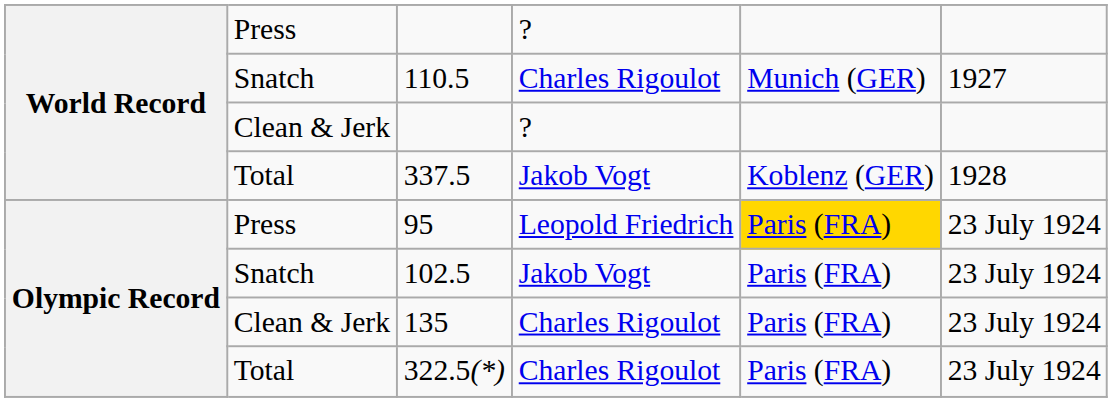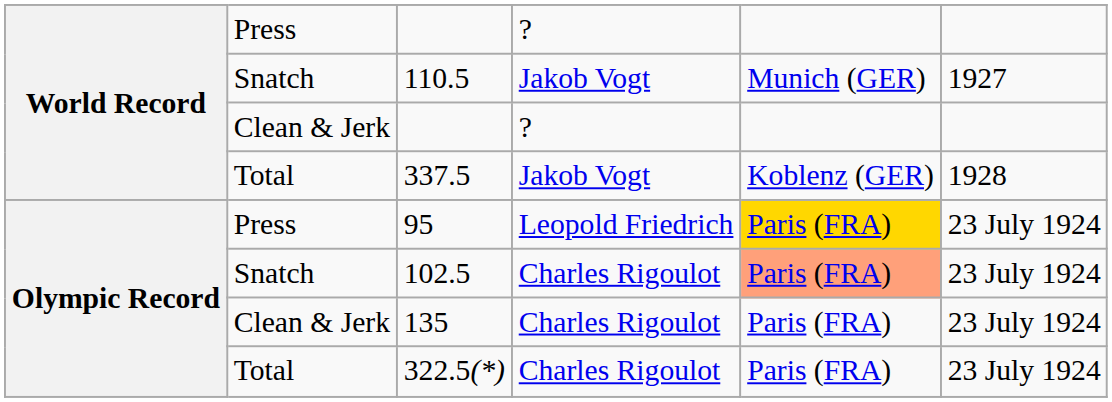(620, 77) Charles Rigoulot -> (584, 77) Jakob Vogt
(584, 273) Jakob Vogt -> (620, 273) Charles Rigoulot
(819, 273) no background -> (819, 273) lightsalmon background
